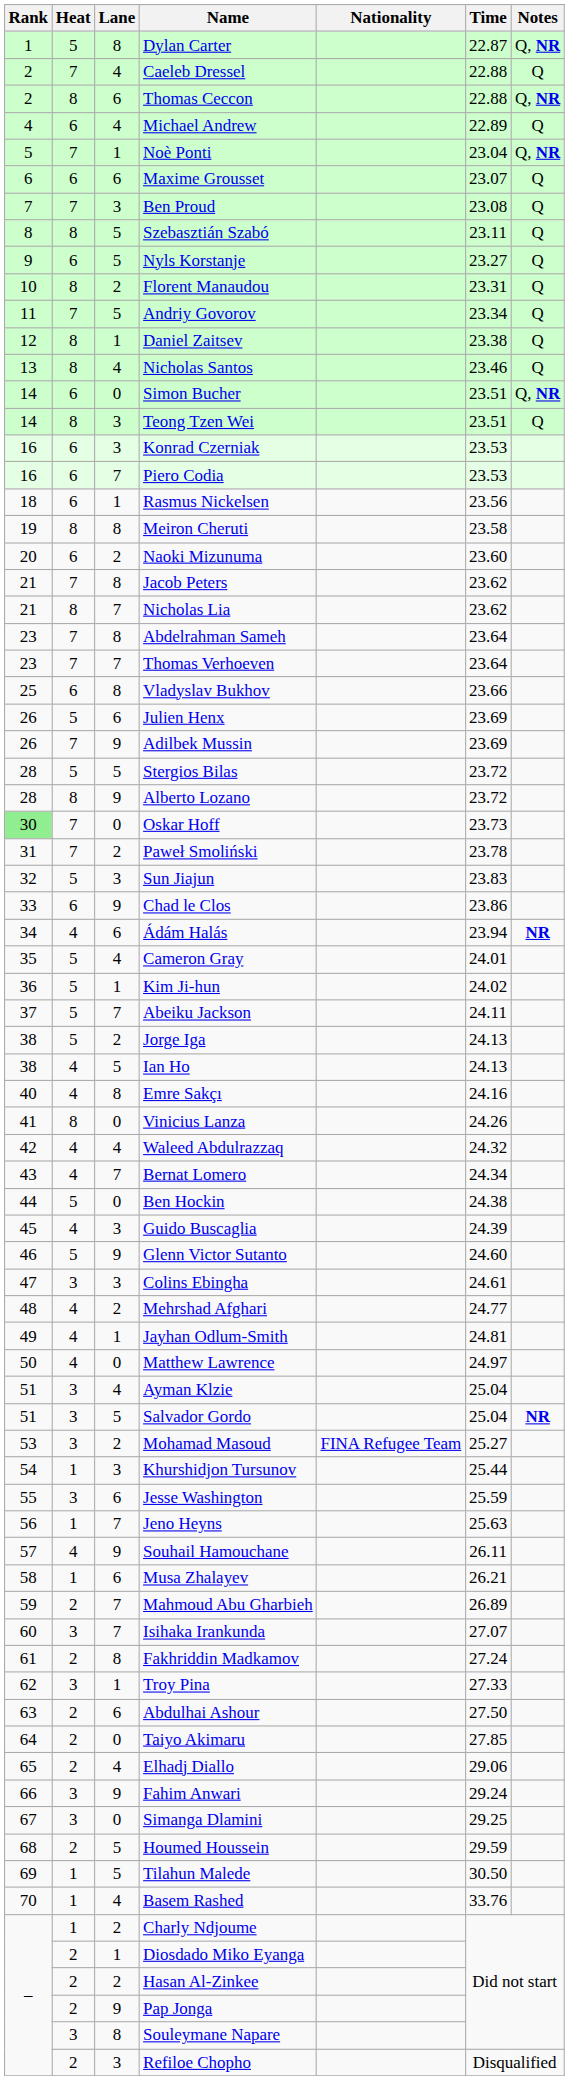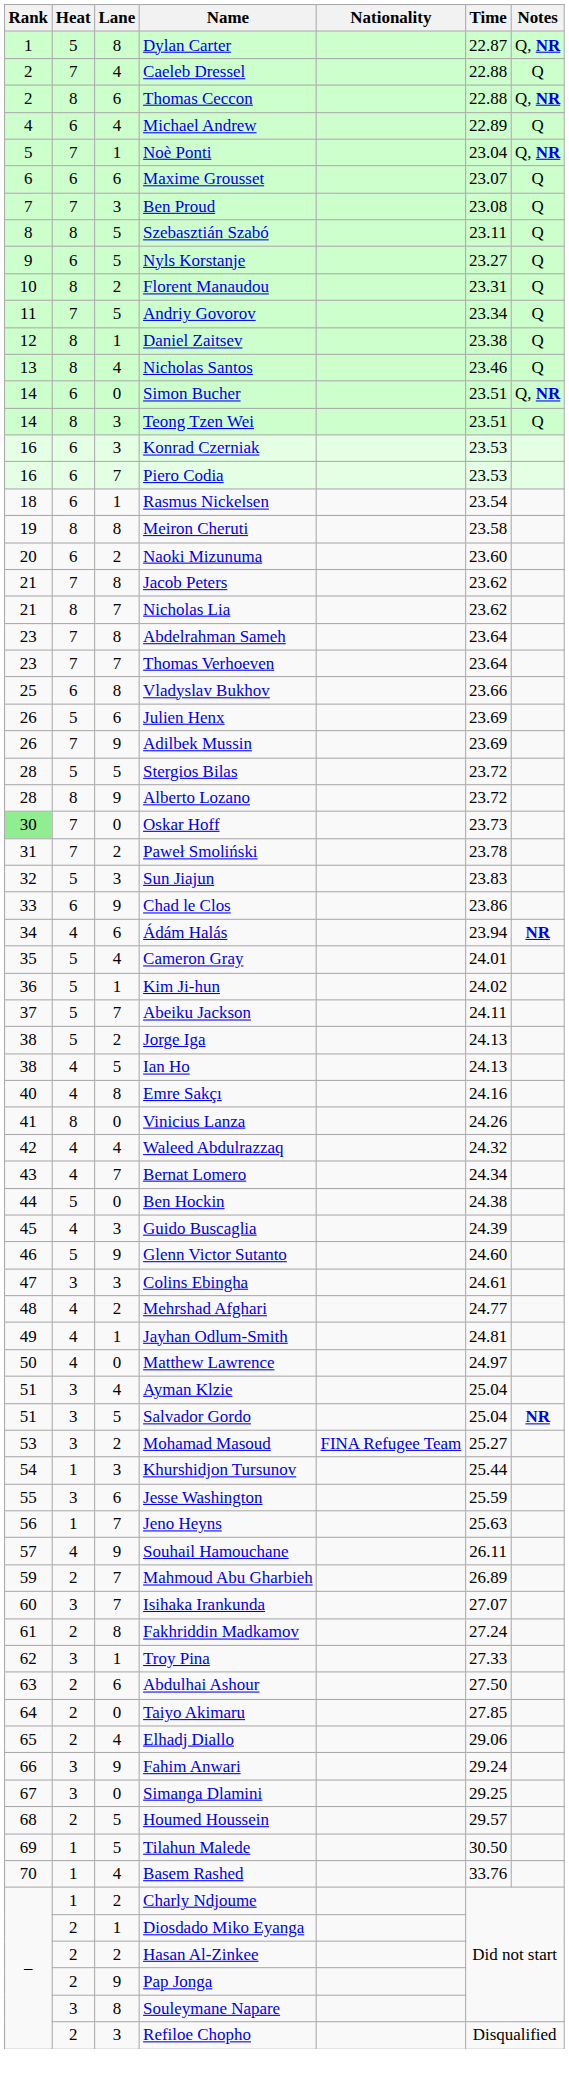(488, 502) 23.56 -> (488, 502) 23.54
- row: (196, 1578)
(488, 1846) 29.59 -> (488, 1820) 29.57
